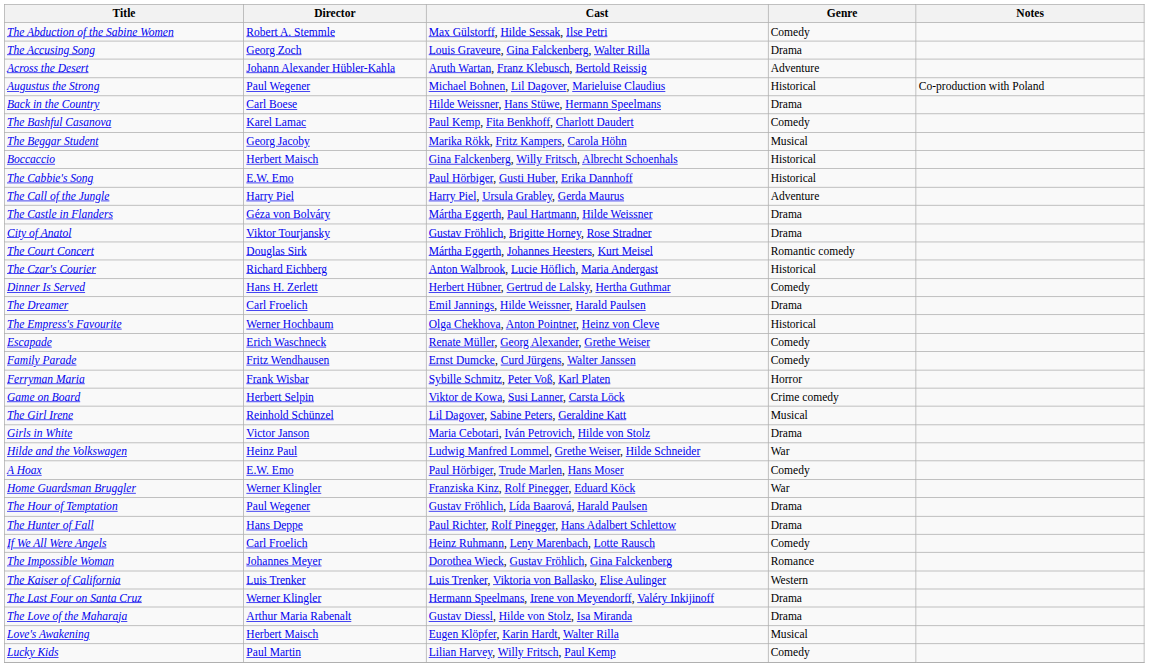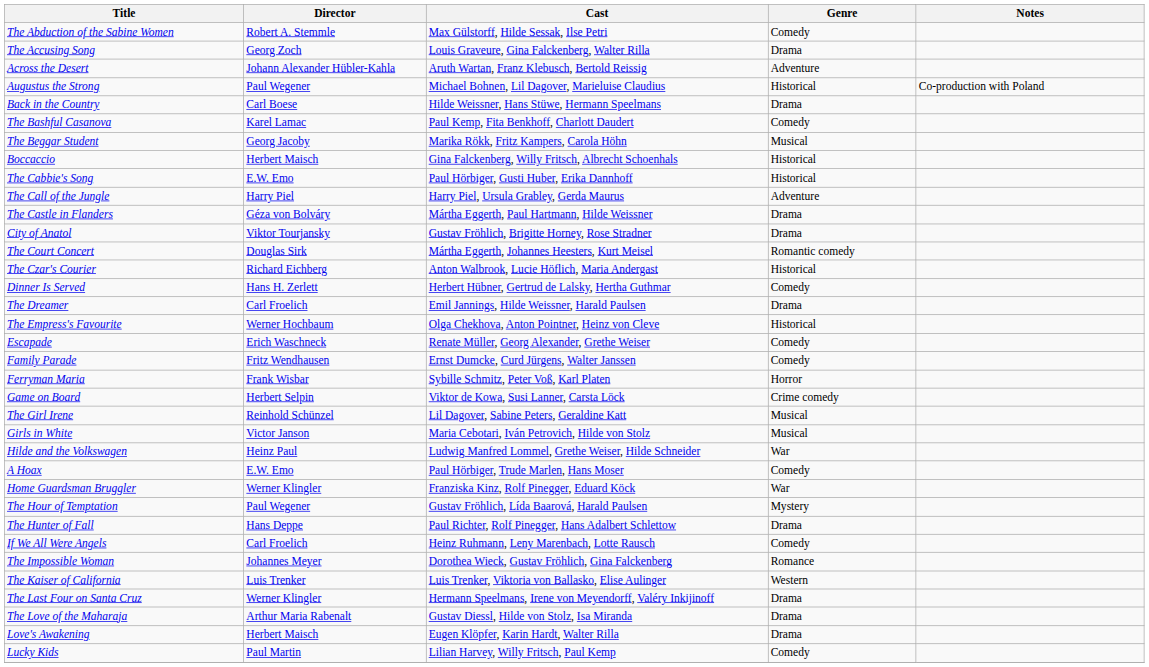(786, 433) Drama -> (789, 433) Musical
(786, 506) Drama -> (790, 506) Mystery
(789, 634) Musical -> (786, 634) Drama
